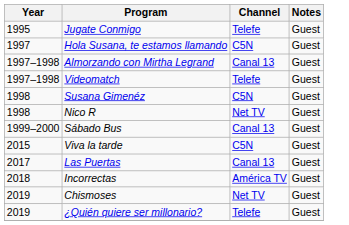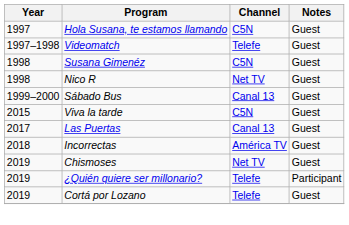- row: (103, 30)
- row: (139, 63)
(306, 212) Guest -> (317, 179) Participant
+ row: (105, 196)
